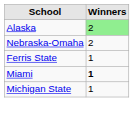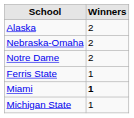(91, 27) lightgreen background -> (91, 27) no background
+ row: (33, 58)
